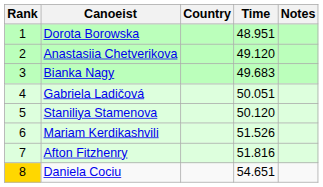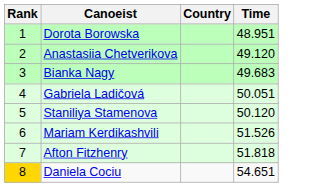- column: (298, 14)
(256, 152) 51.816 -> (256, 152) 51.818
